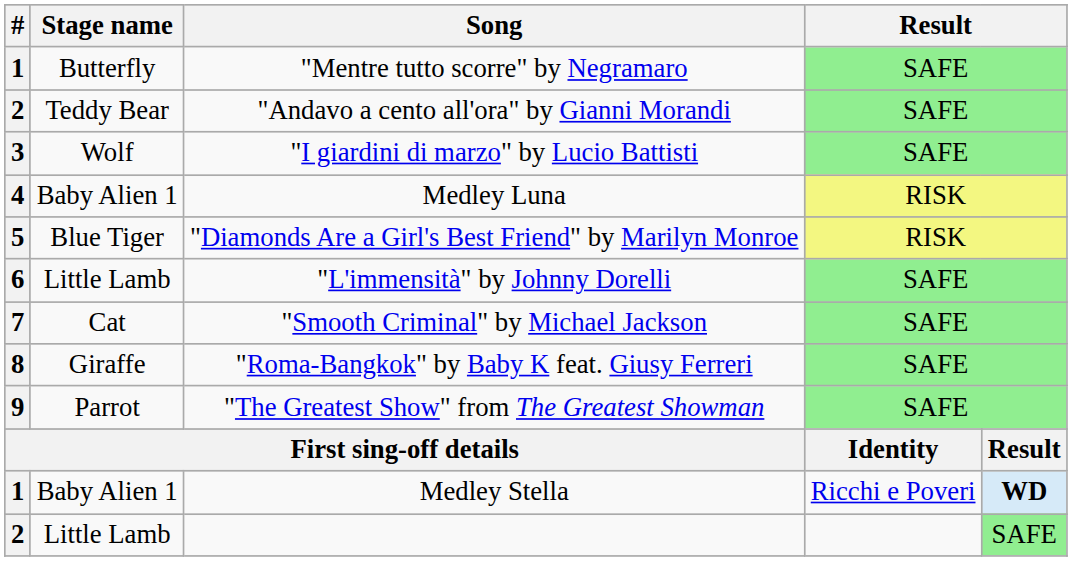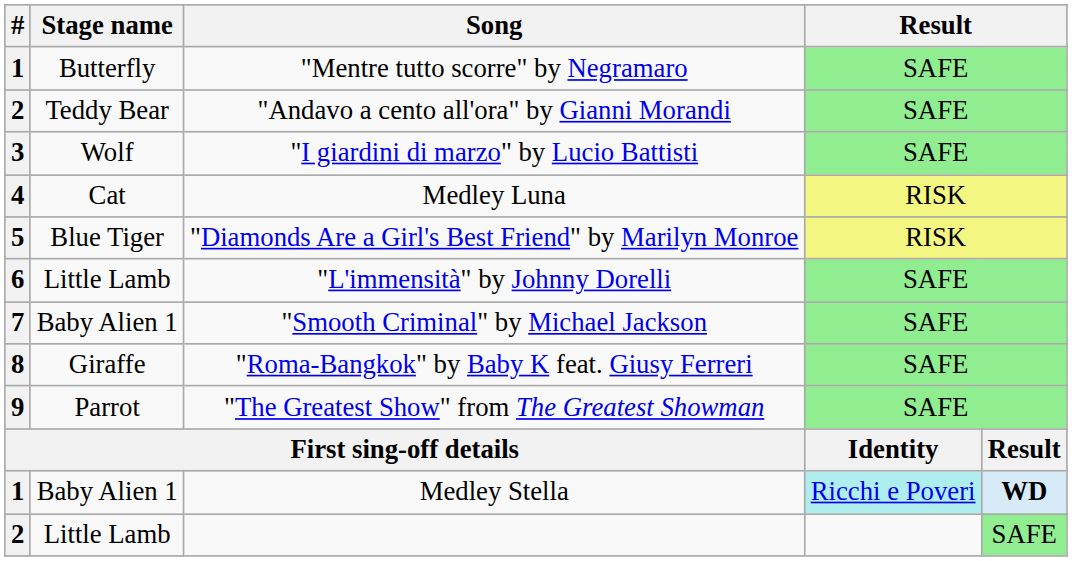(107, 195) Baby Alien 1 -> (107, 195) Cat
(107, 322) Cat -> (107, 322) Baby Alien 1
(893, 491) no background -> (893, 491) paleturquoise background
